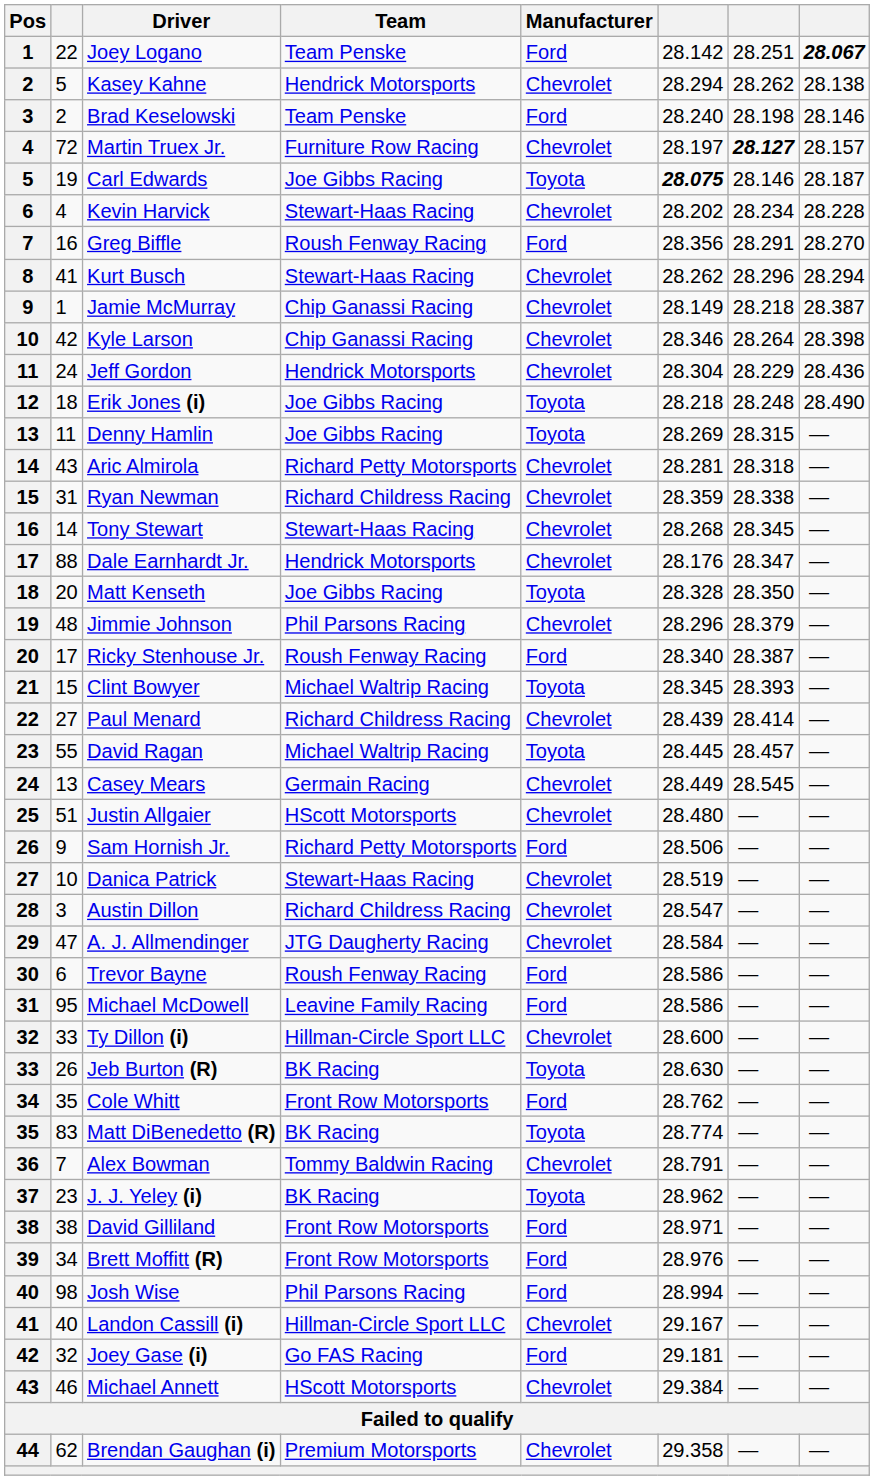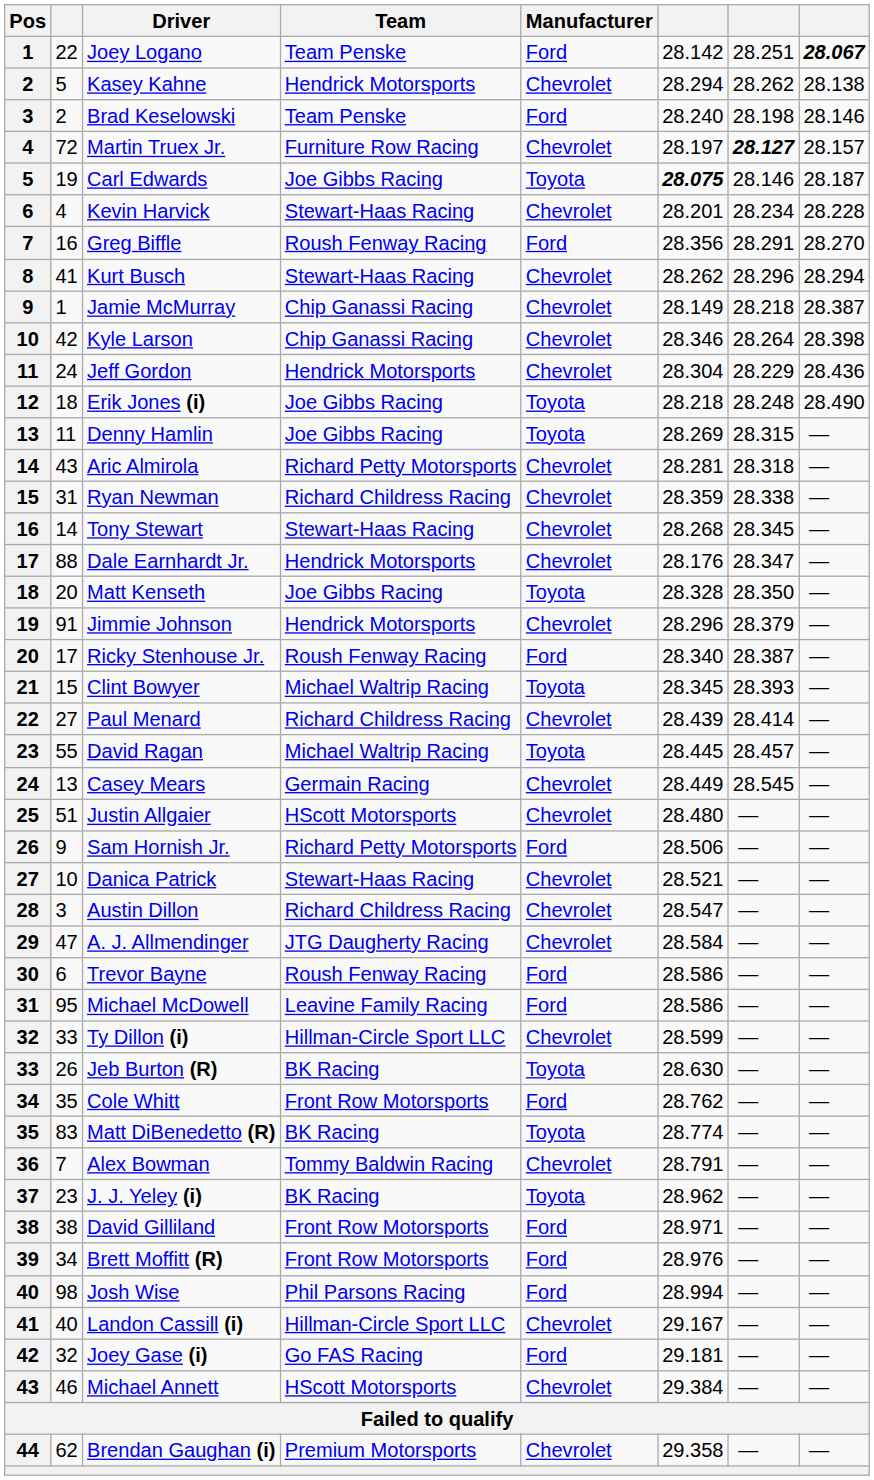(693, 211) 28.202 -> (693, 211) 28.201
(67, 624) 48 -> (67, 624) 91
(375, 624) Phil Parsons Racing -> (380, 624) Hendrick Motorsports
(693, 878) 28.519 -> (693, 878) 28.521
(693, 1037) 28.600 -> (693, 1037) 28.599
